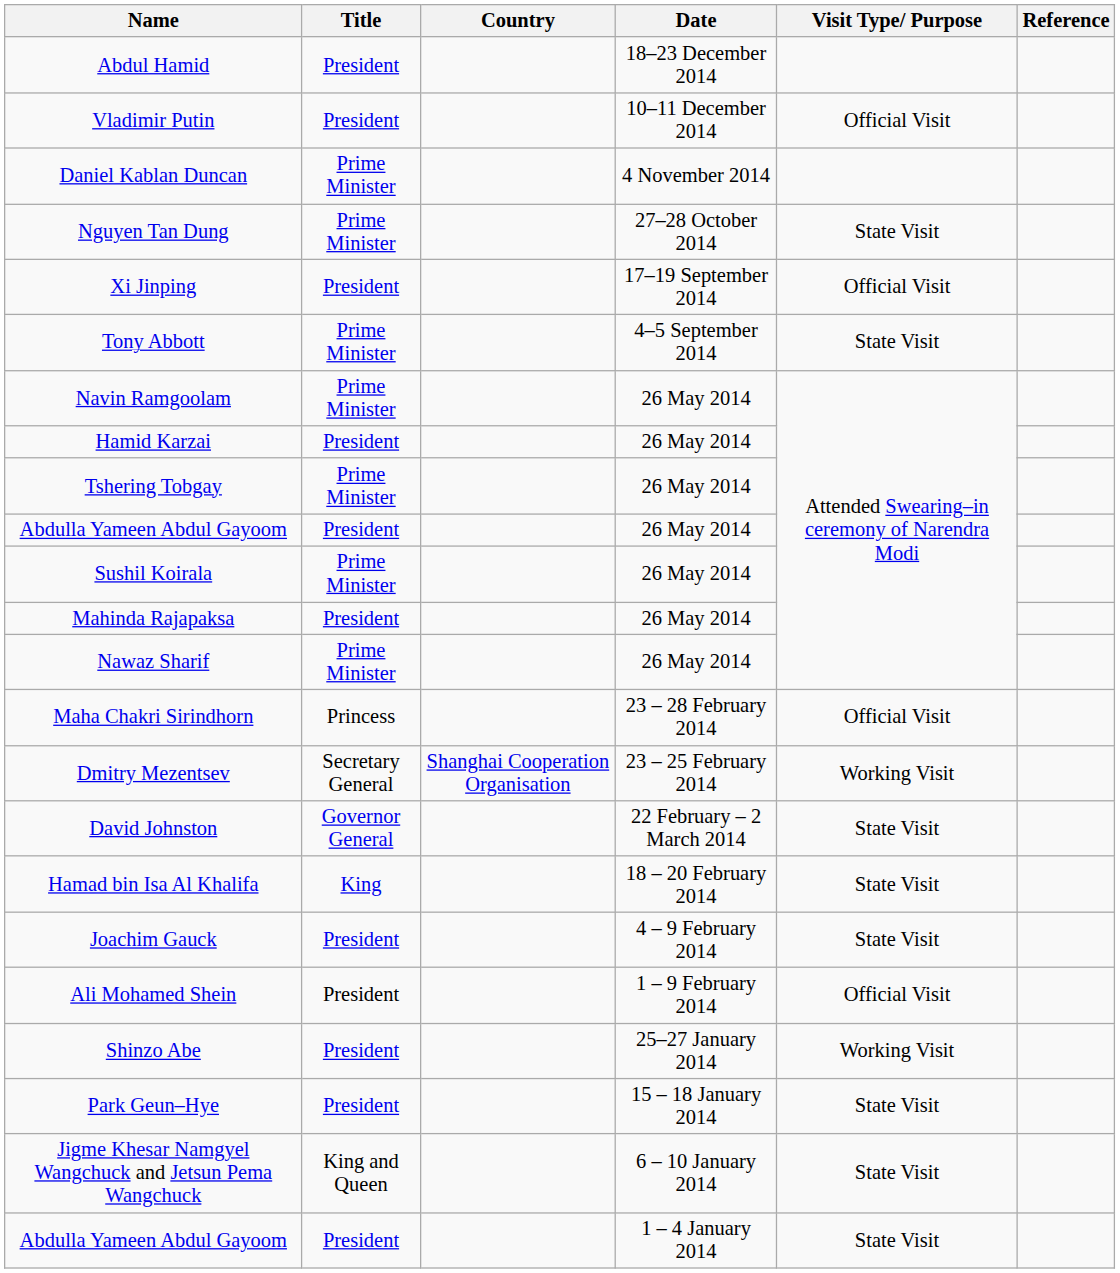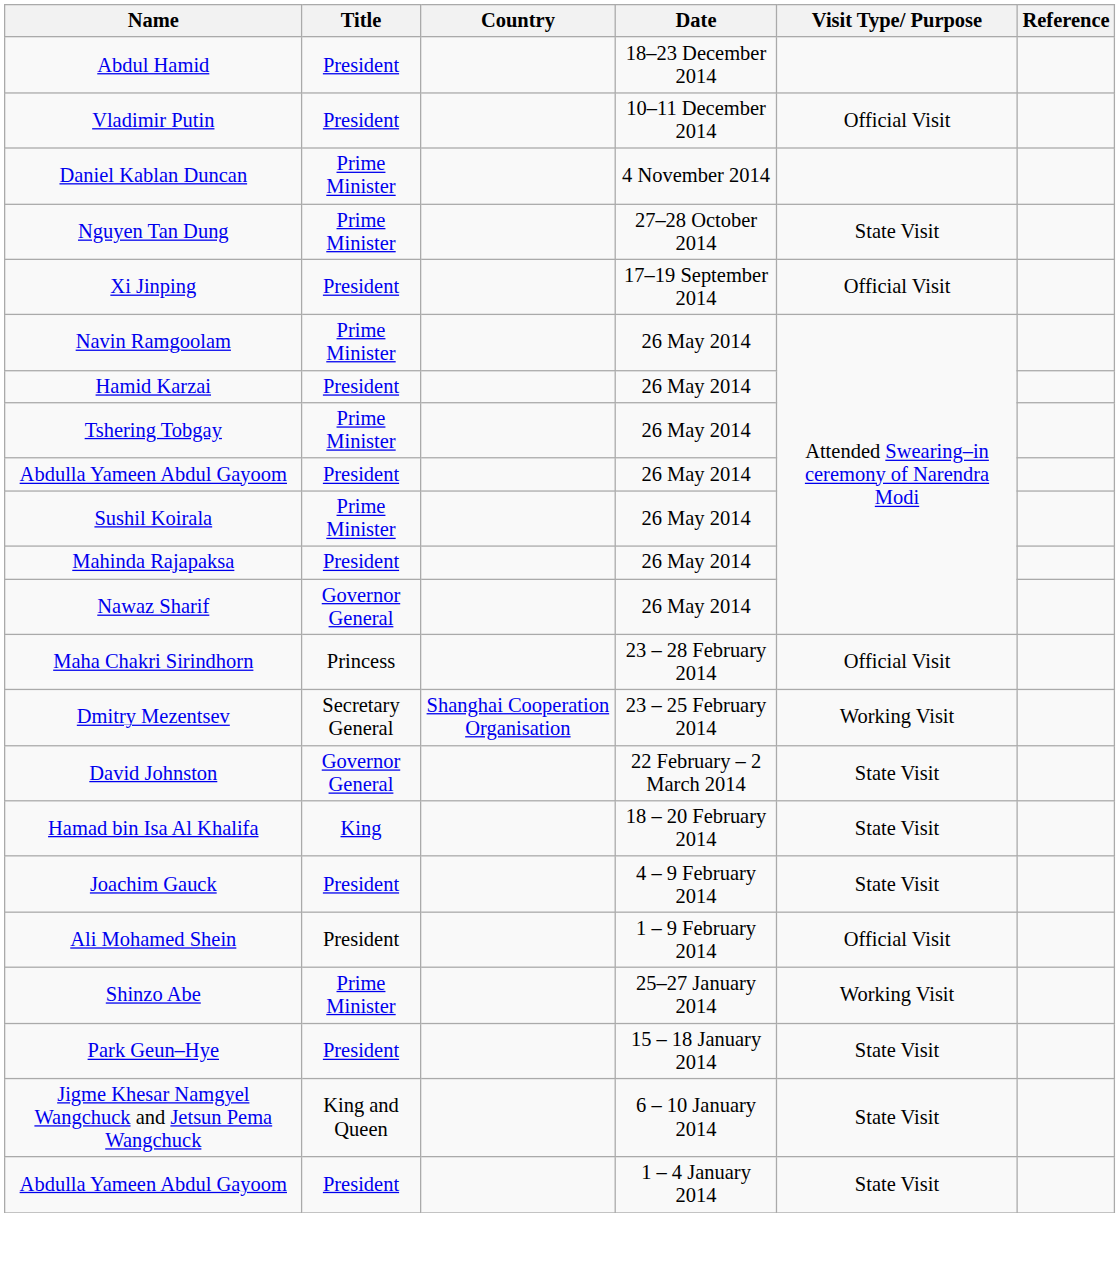- row: (153, 342)
(361, 661) Prime Minister -> (361, 606) Governor General
(361, 1050) President -> (361, 994) Prime Minister
